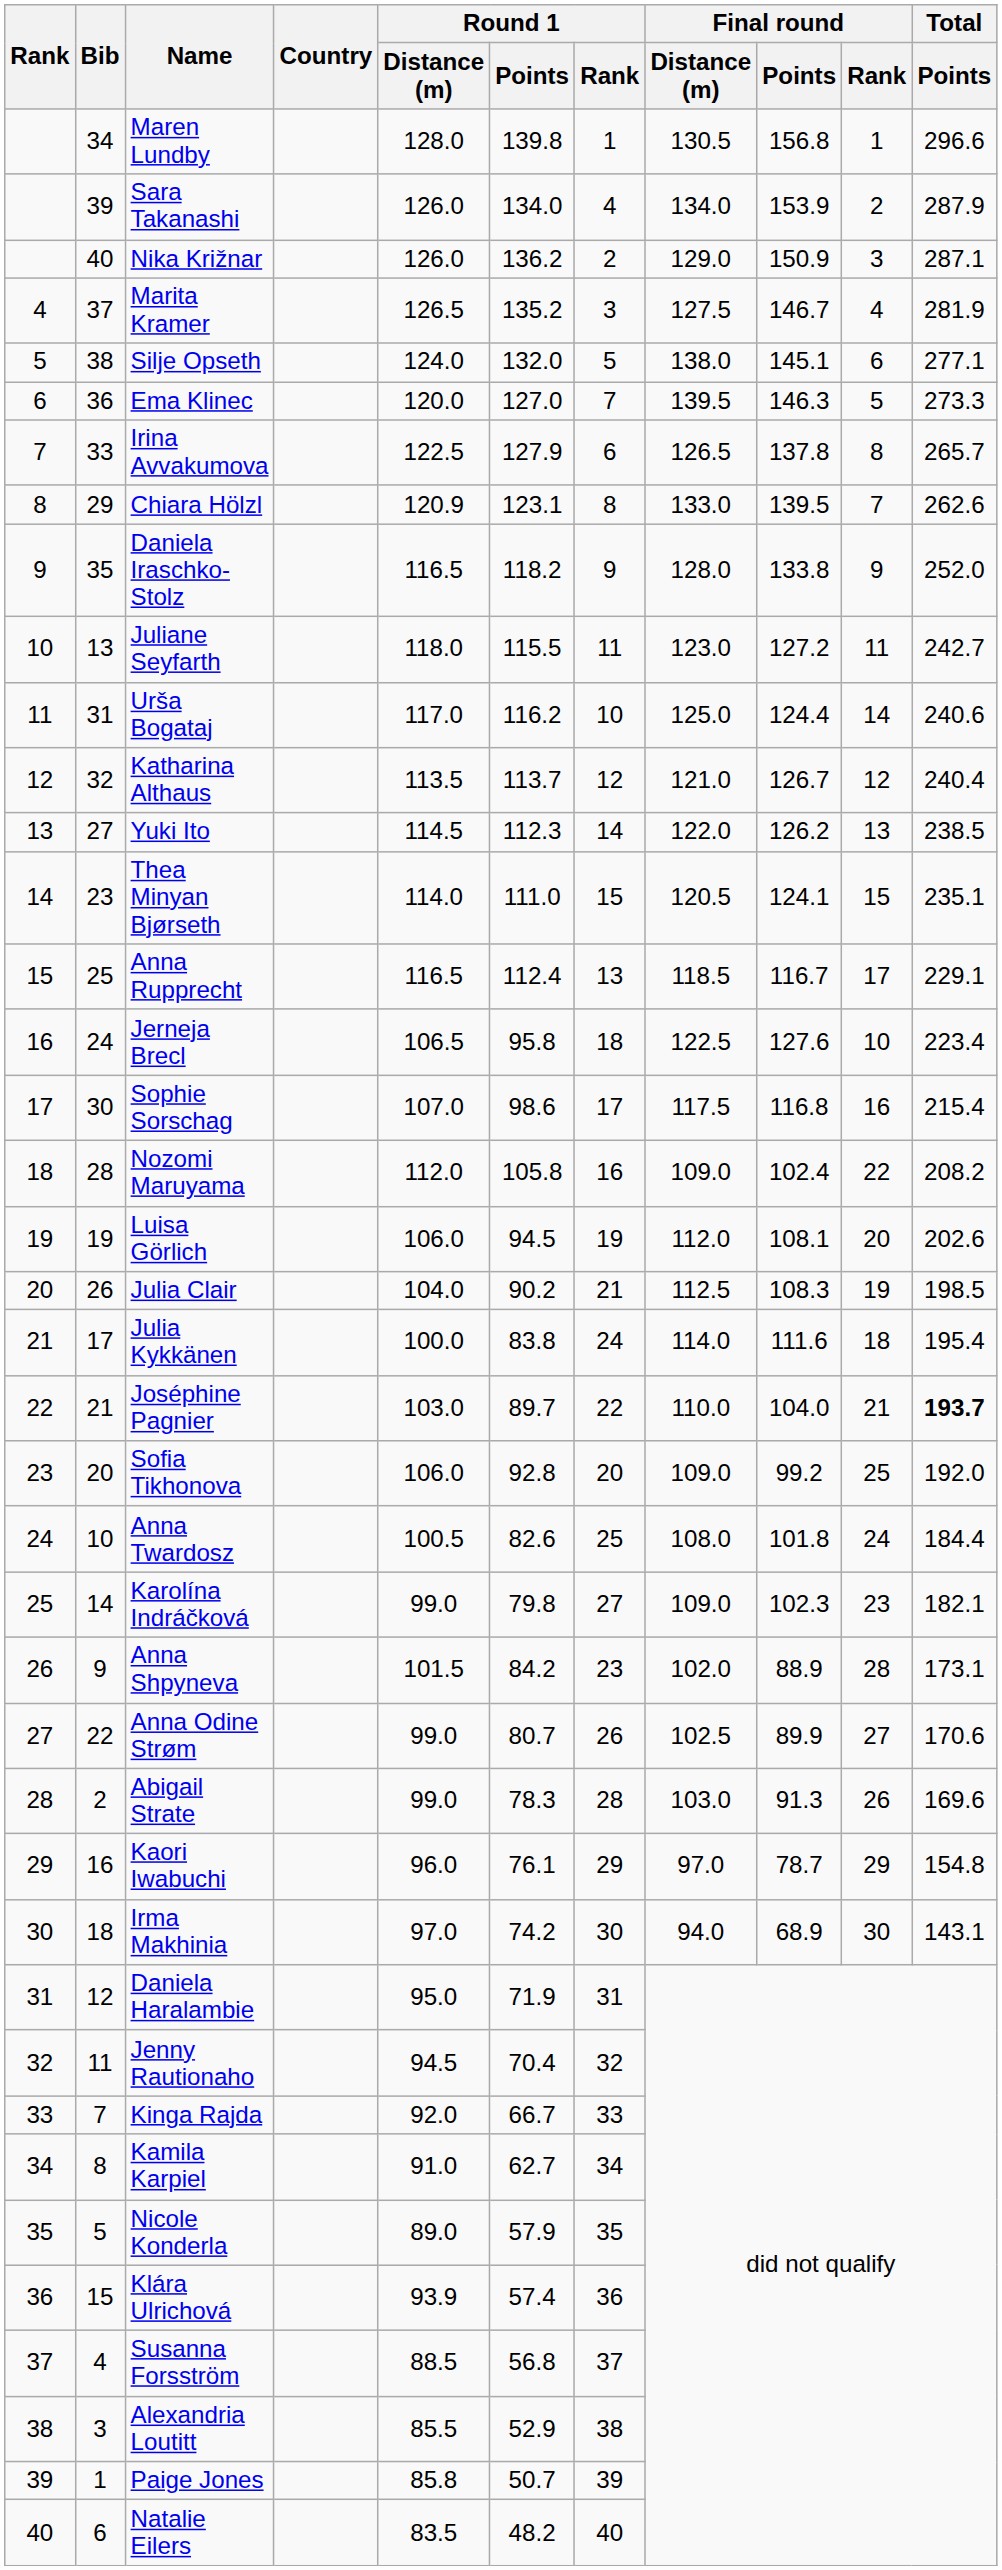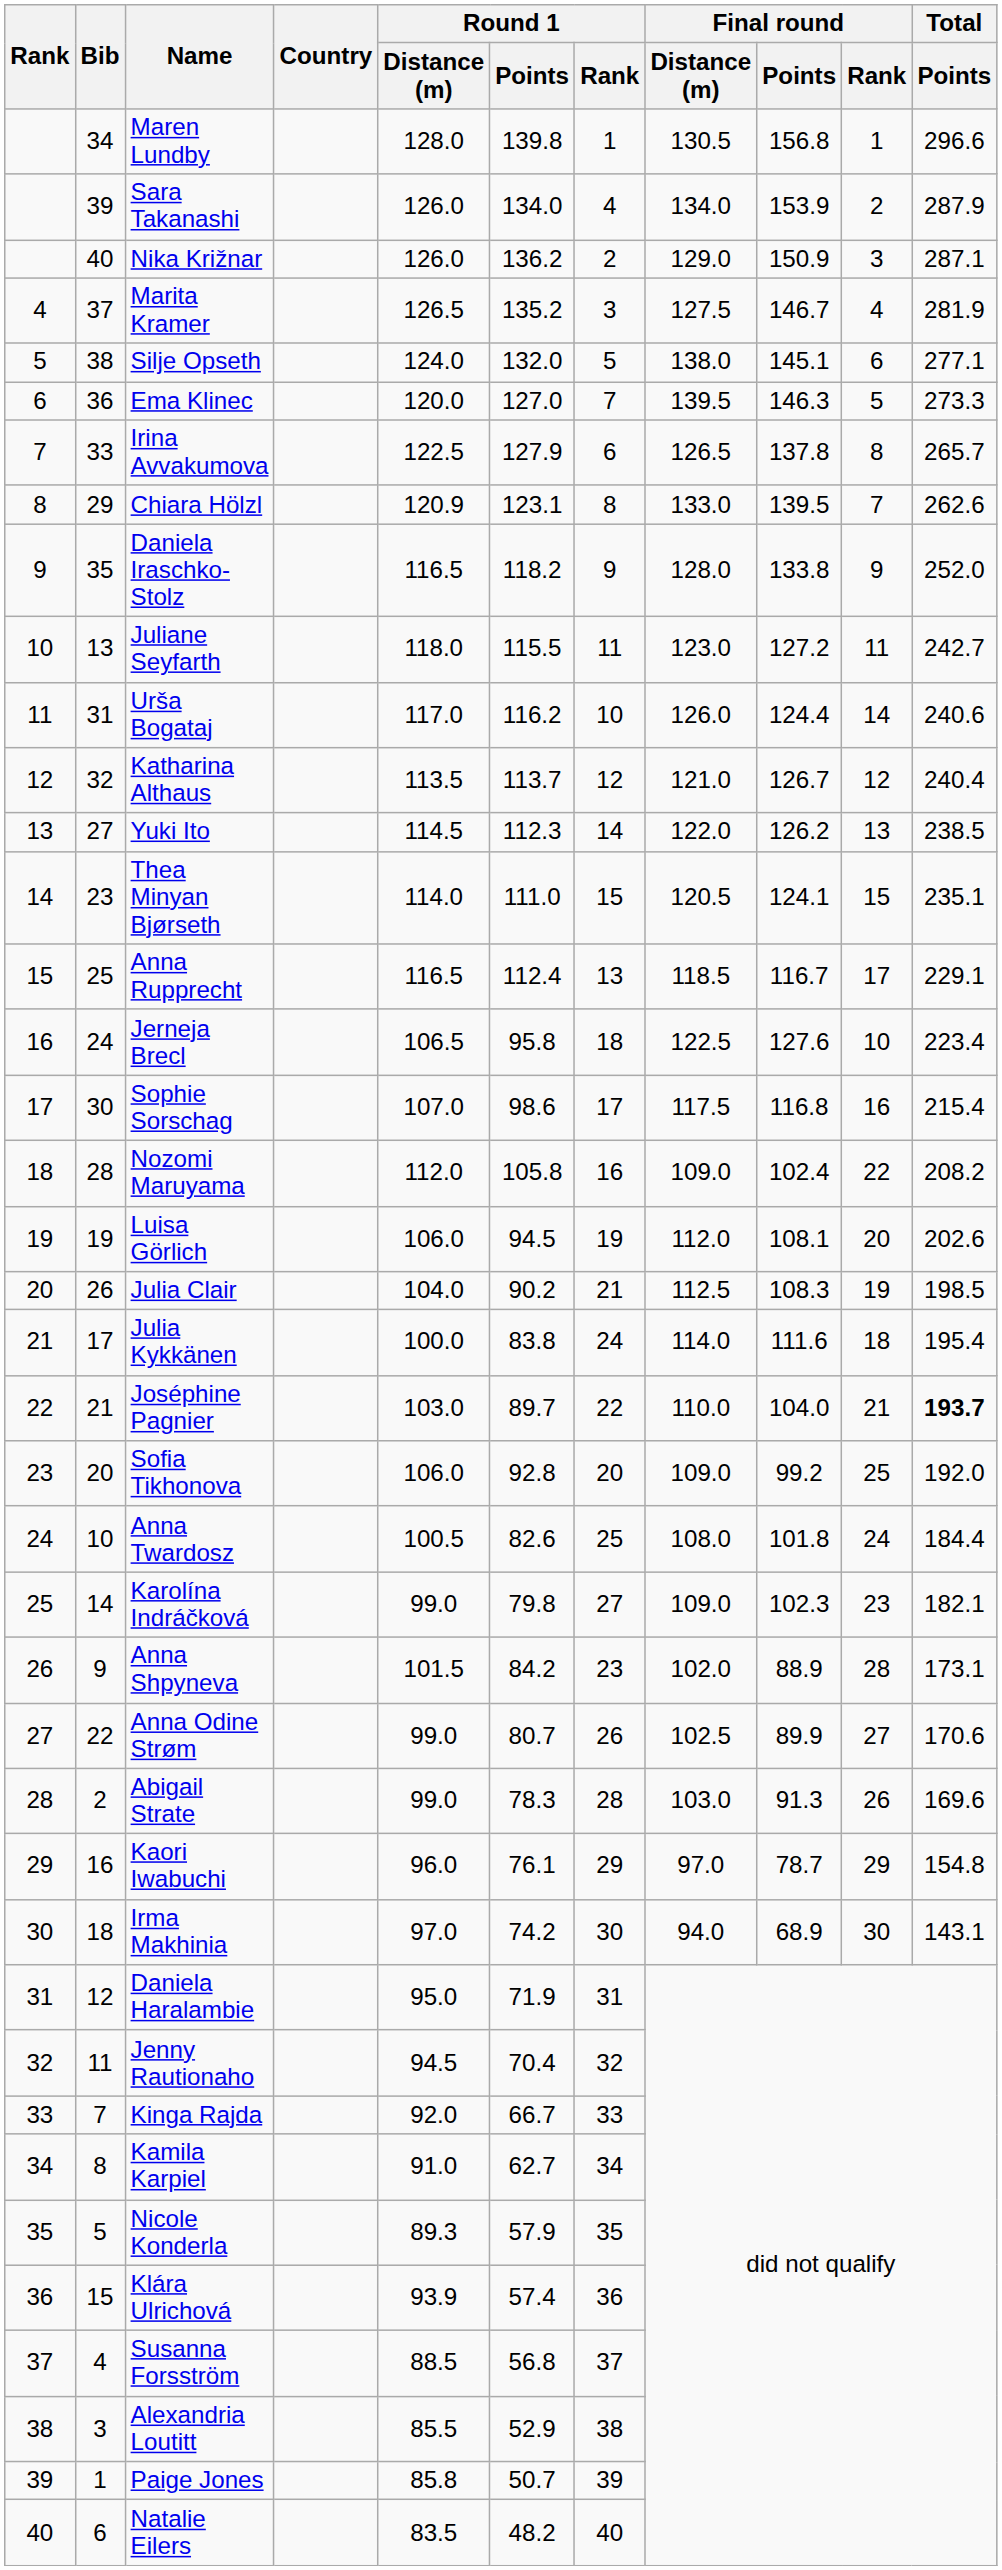(701, 714) 125.0 -> (701, 714) 126.0
(434, 2232) 89.0 -> (434, 2232) 89.3
